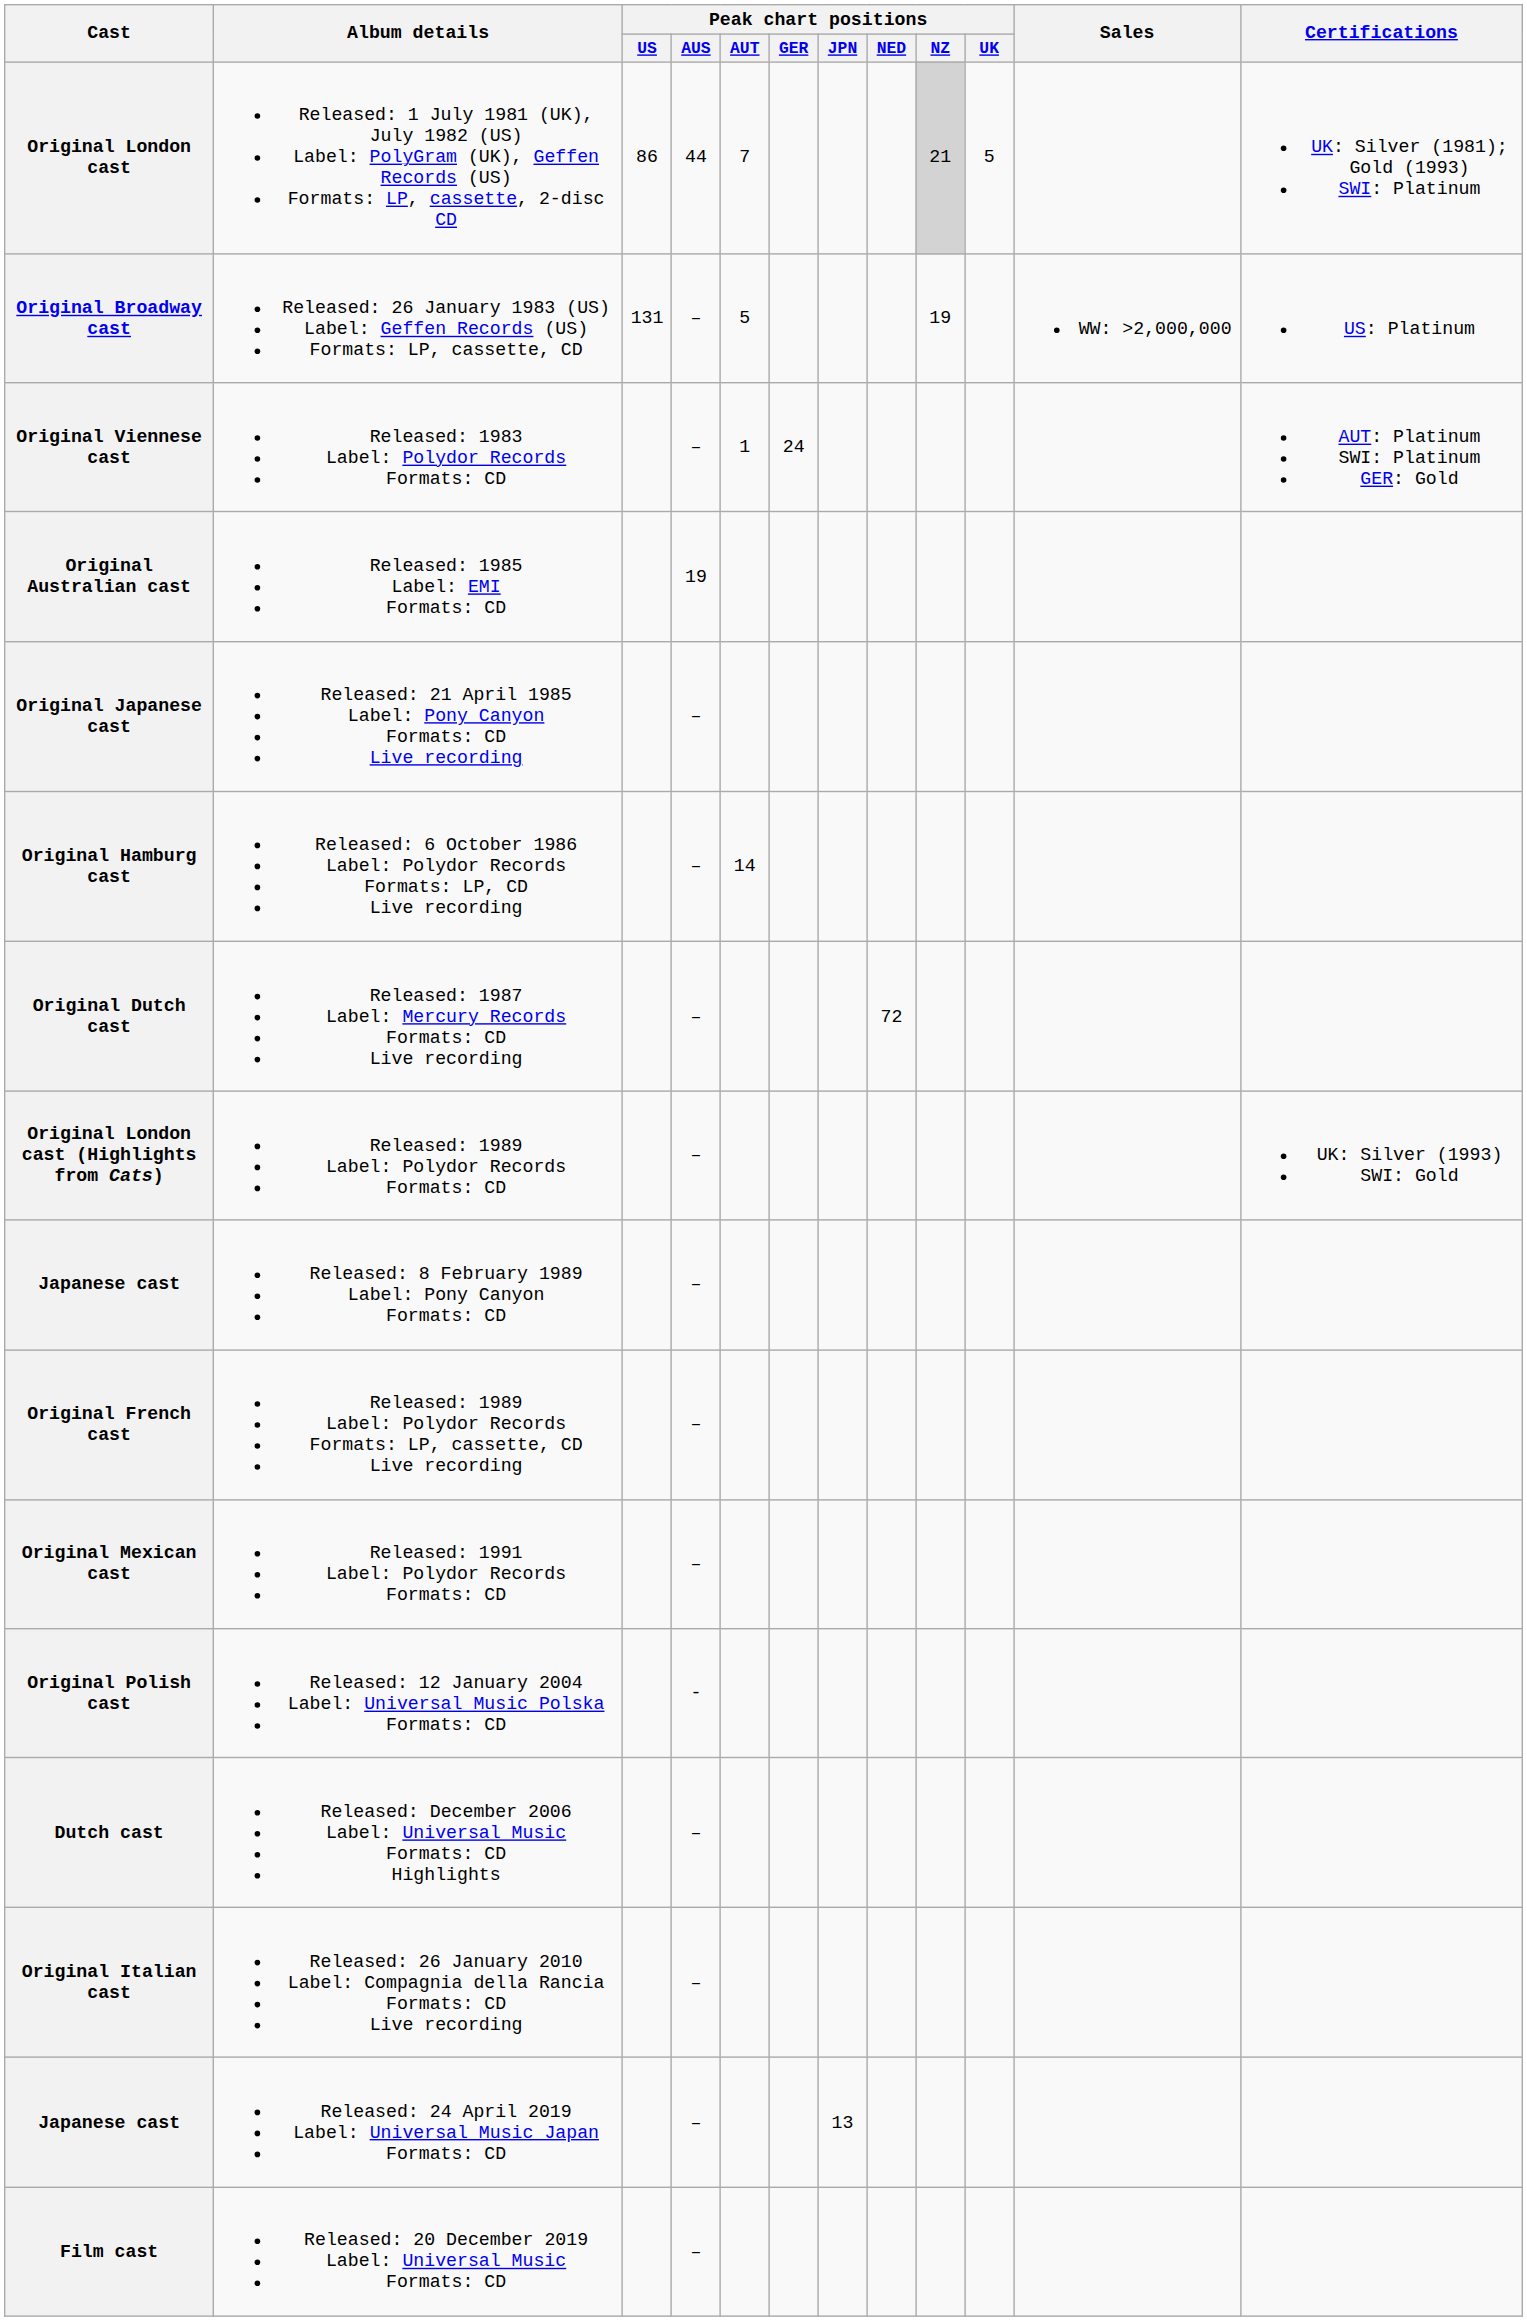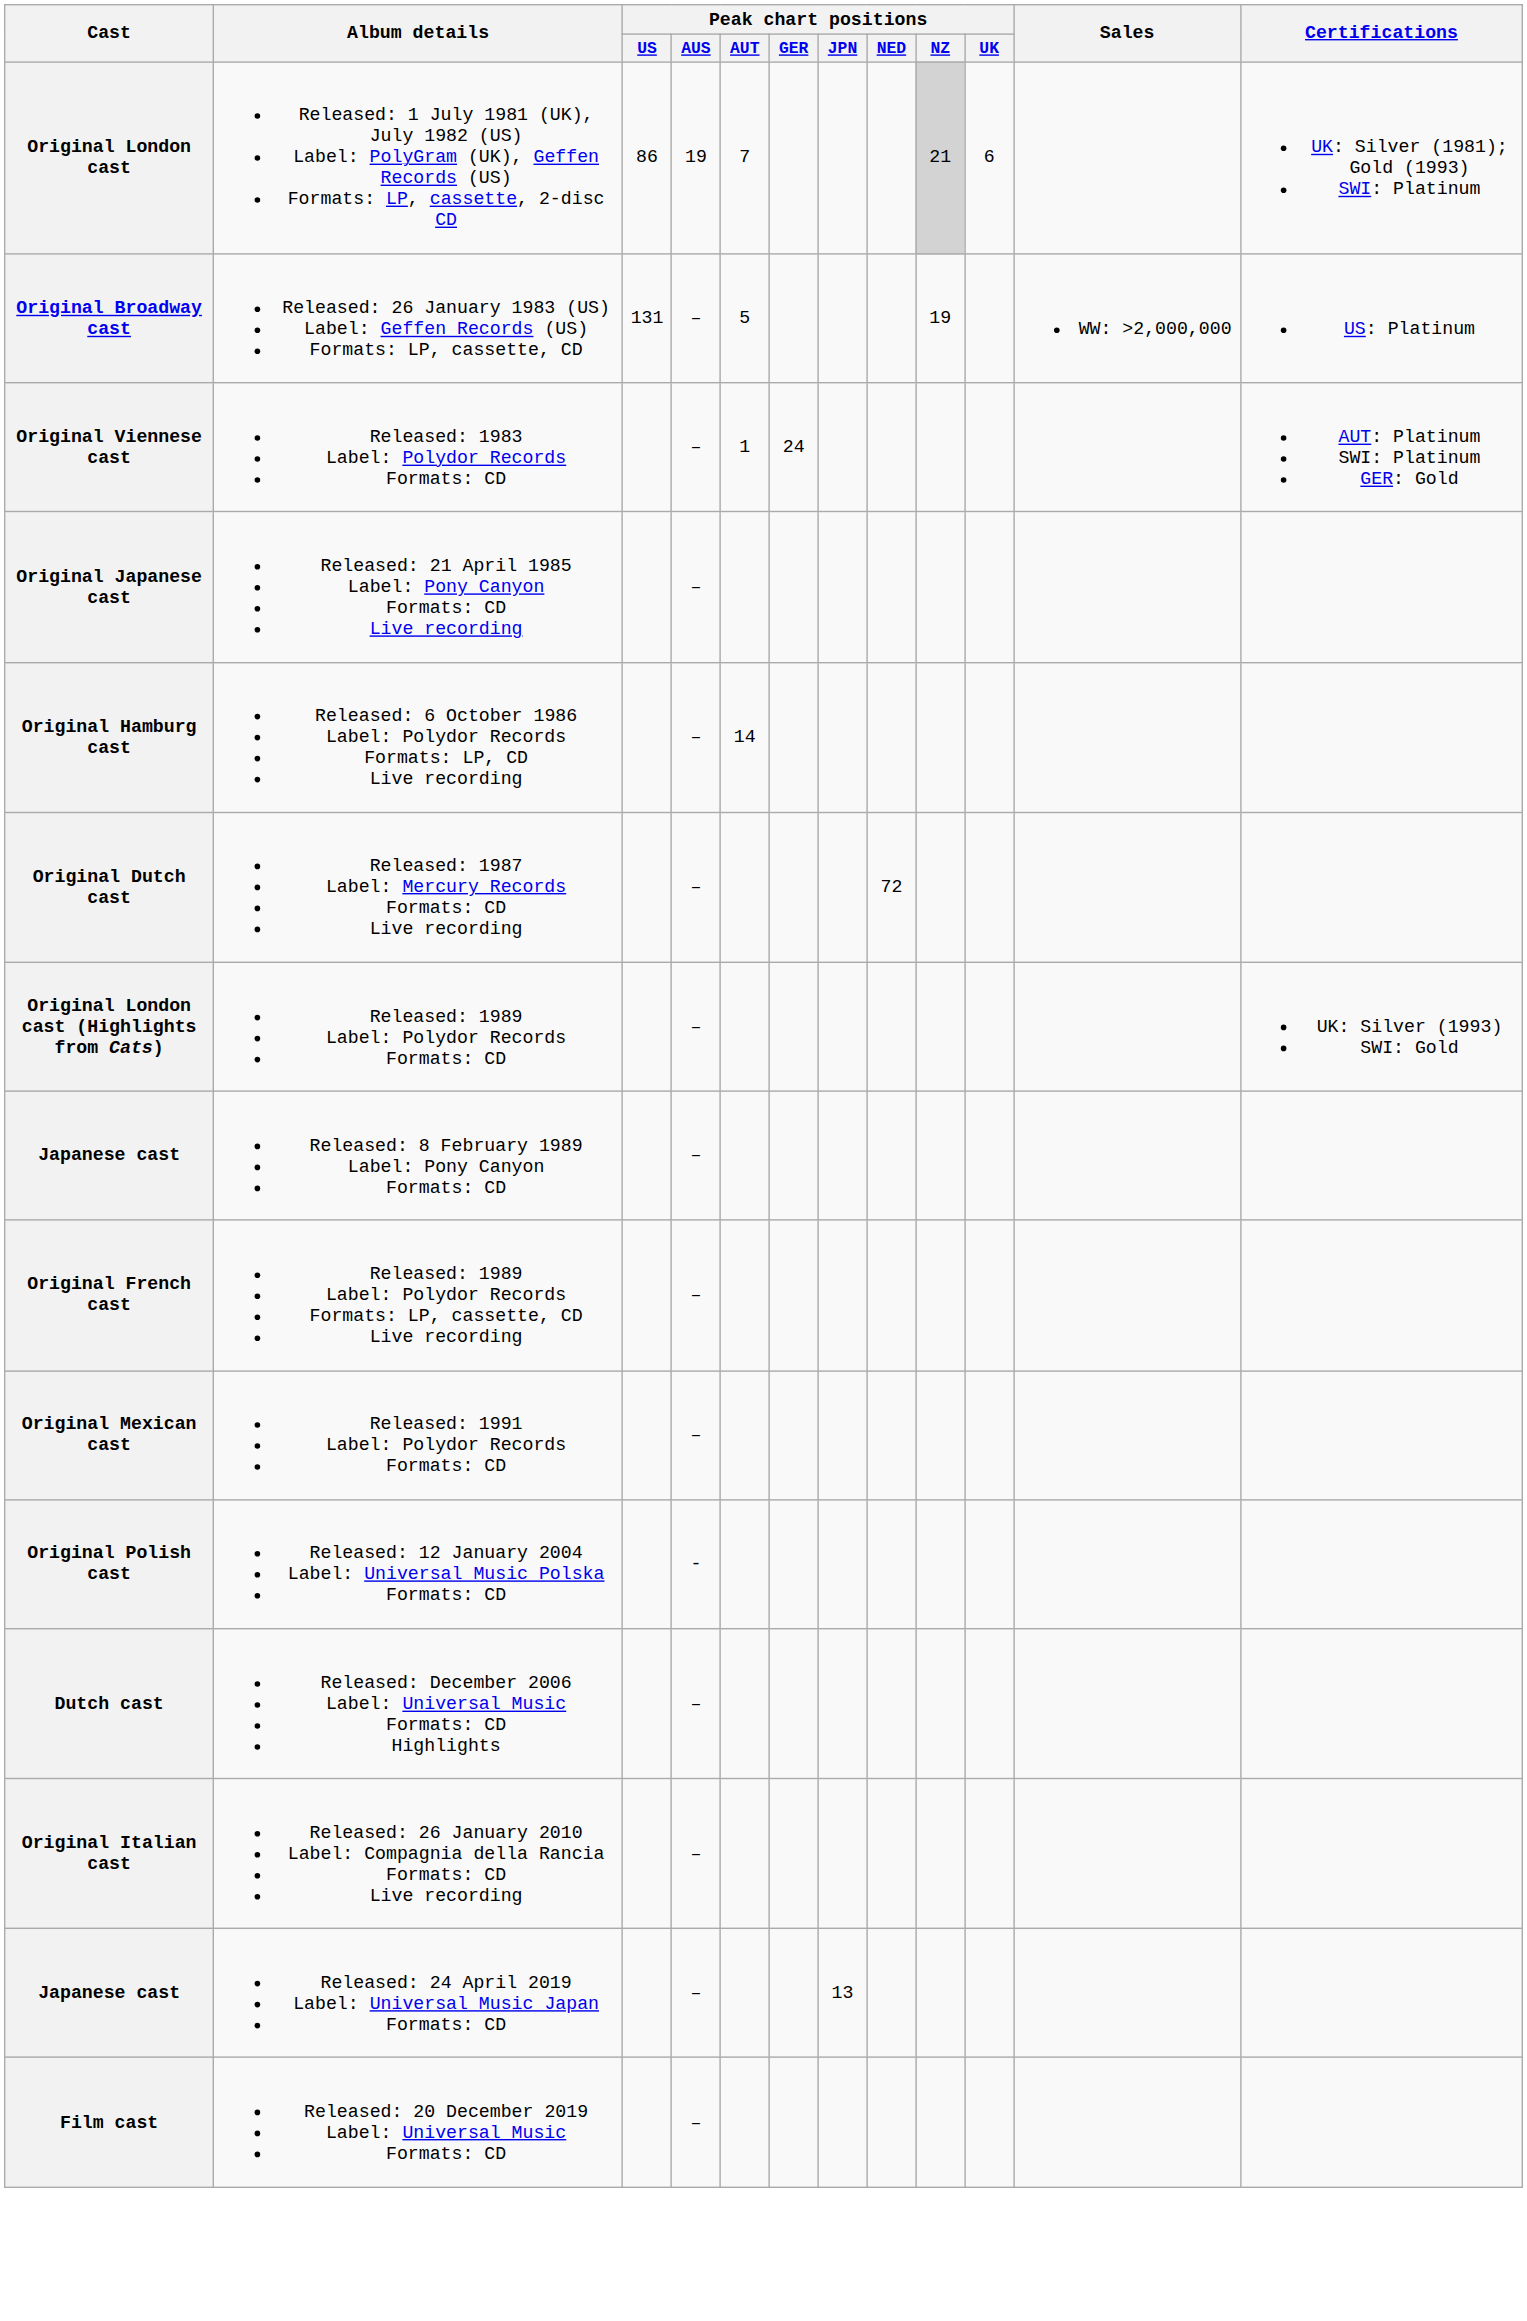(696, 158) 44 -> (696, 158) 19
(989, 158) 5 -> (989, 158) 6
- row: (109, 577)
